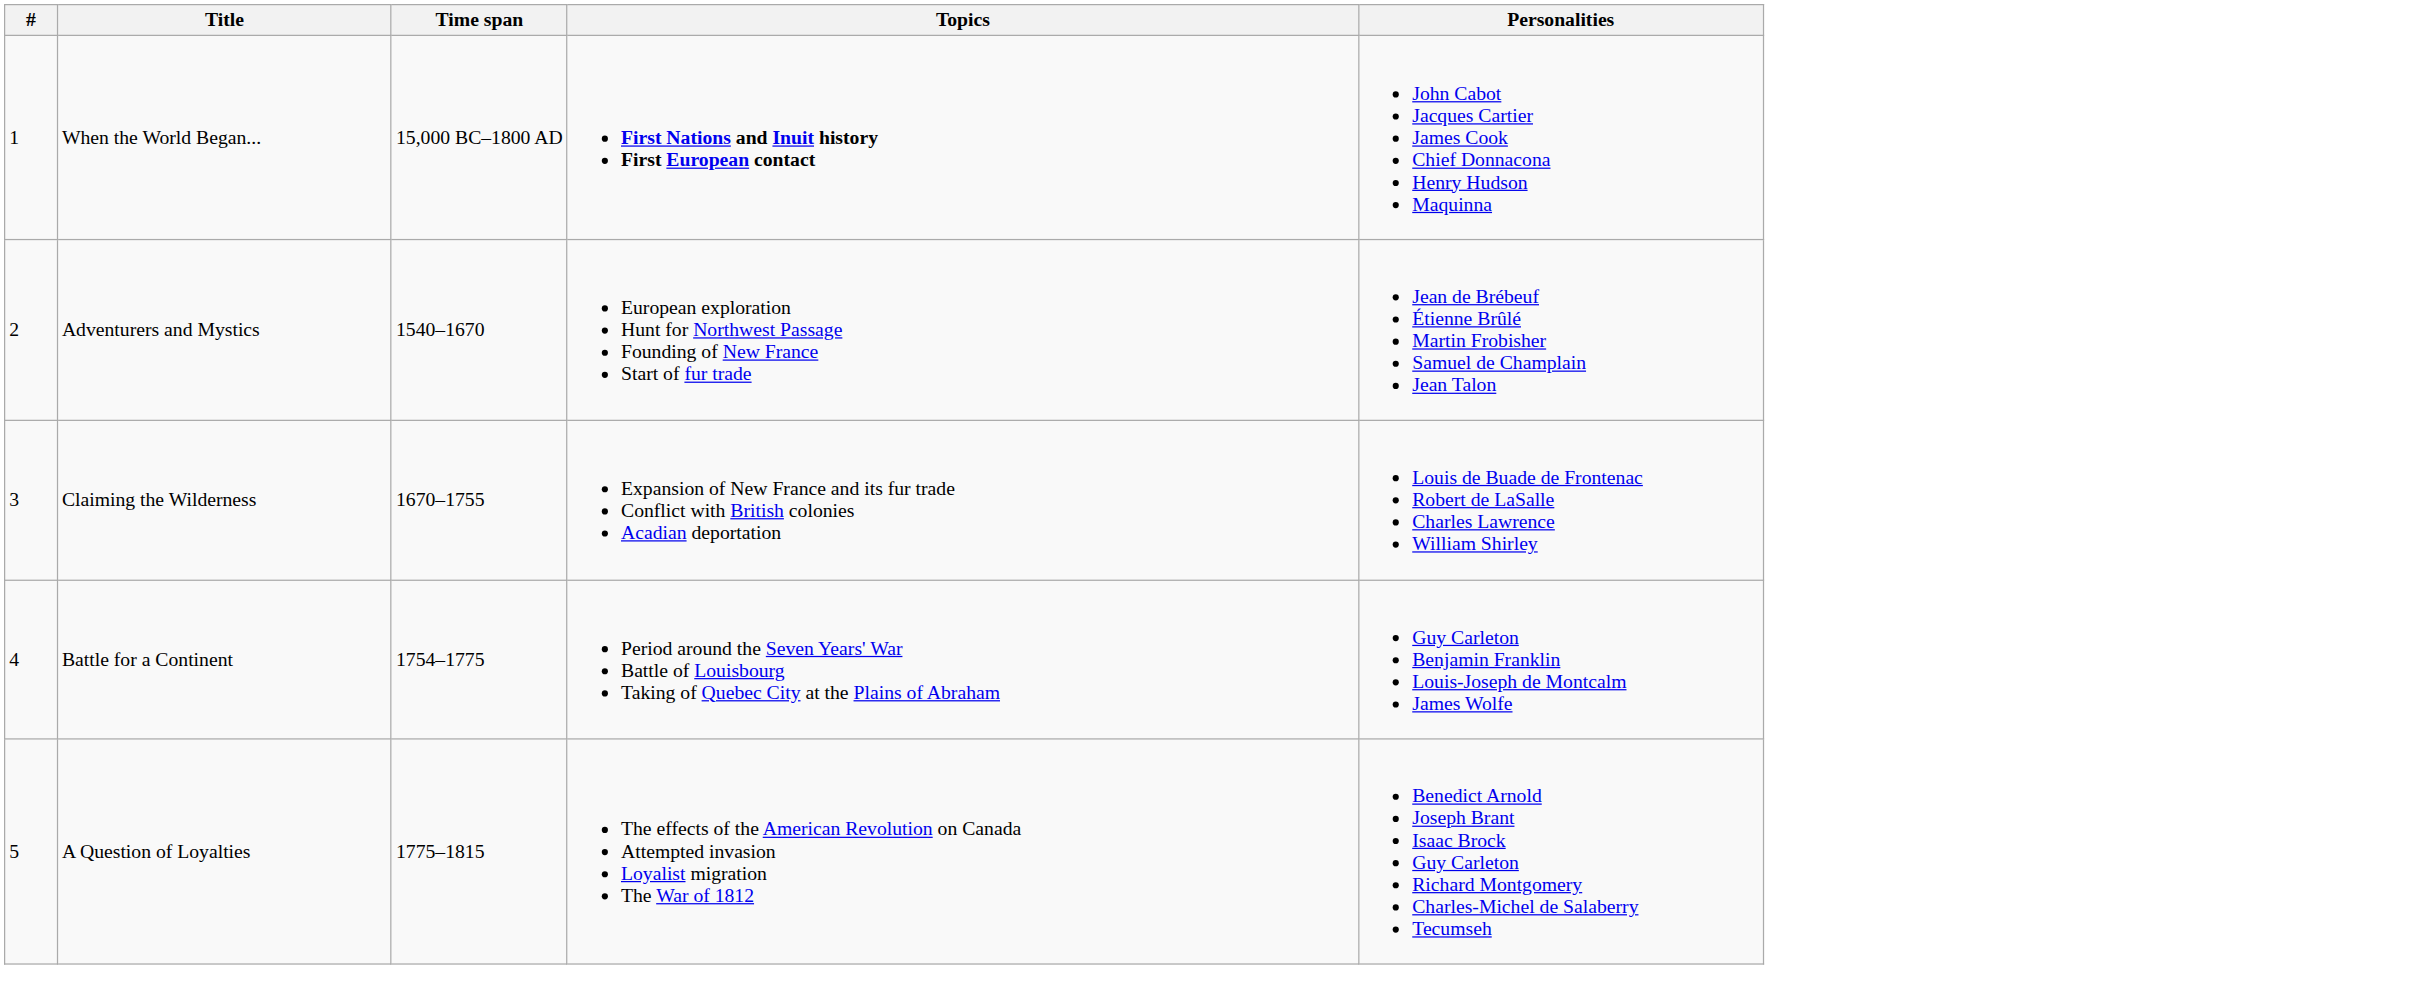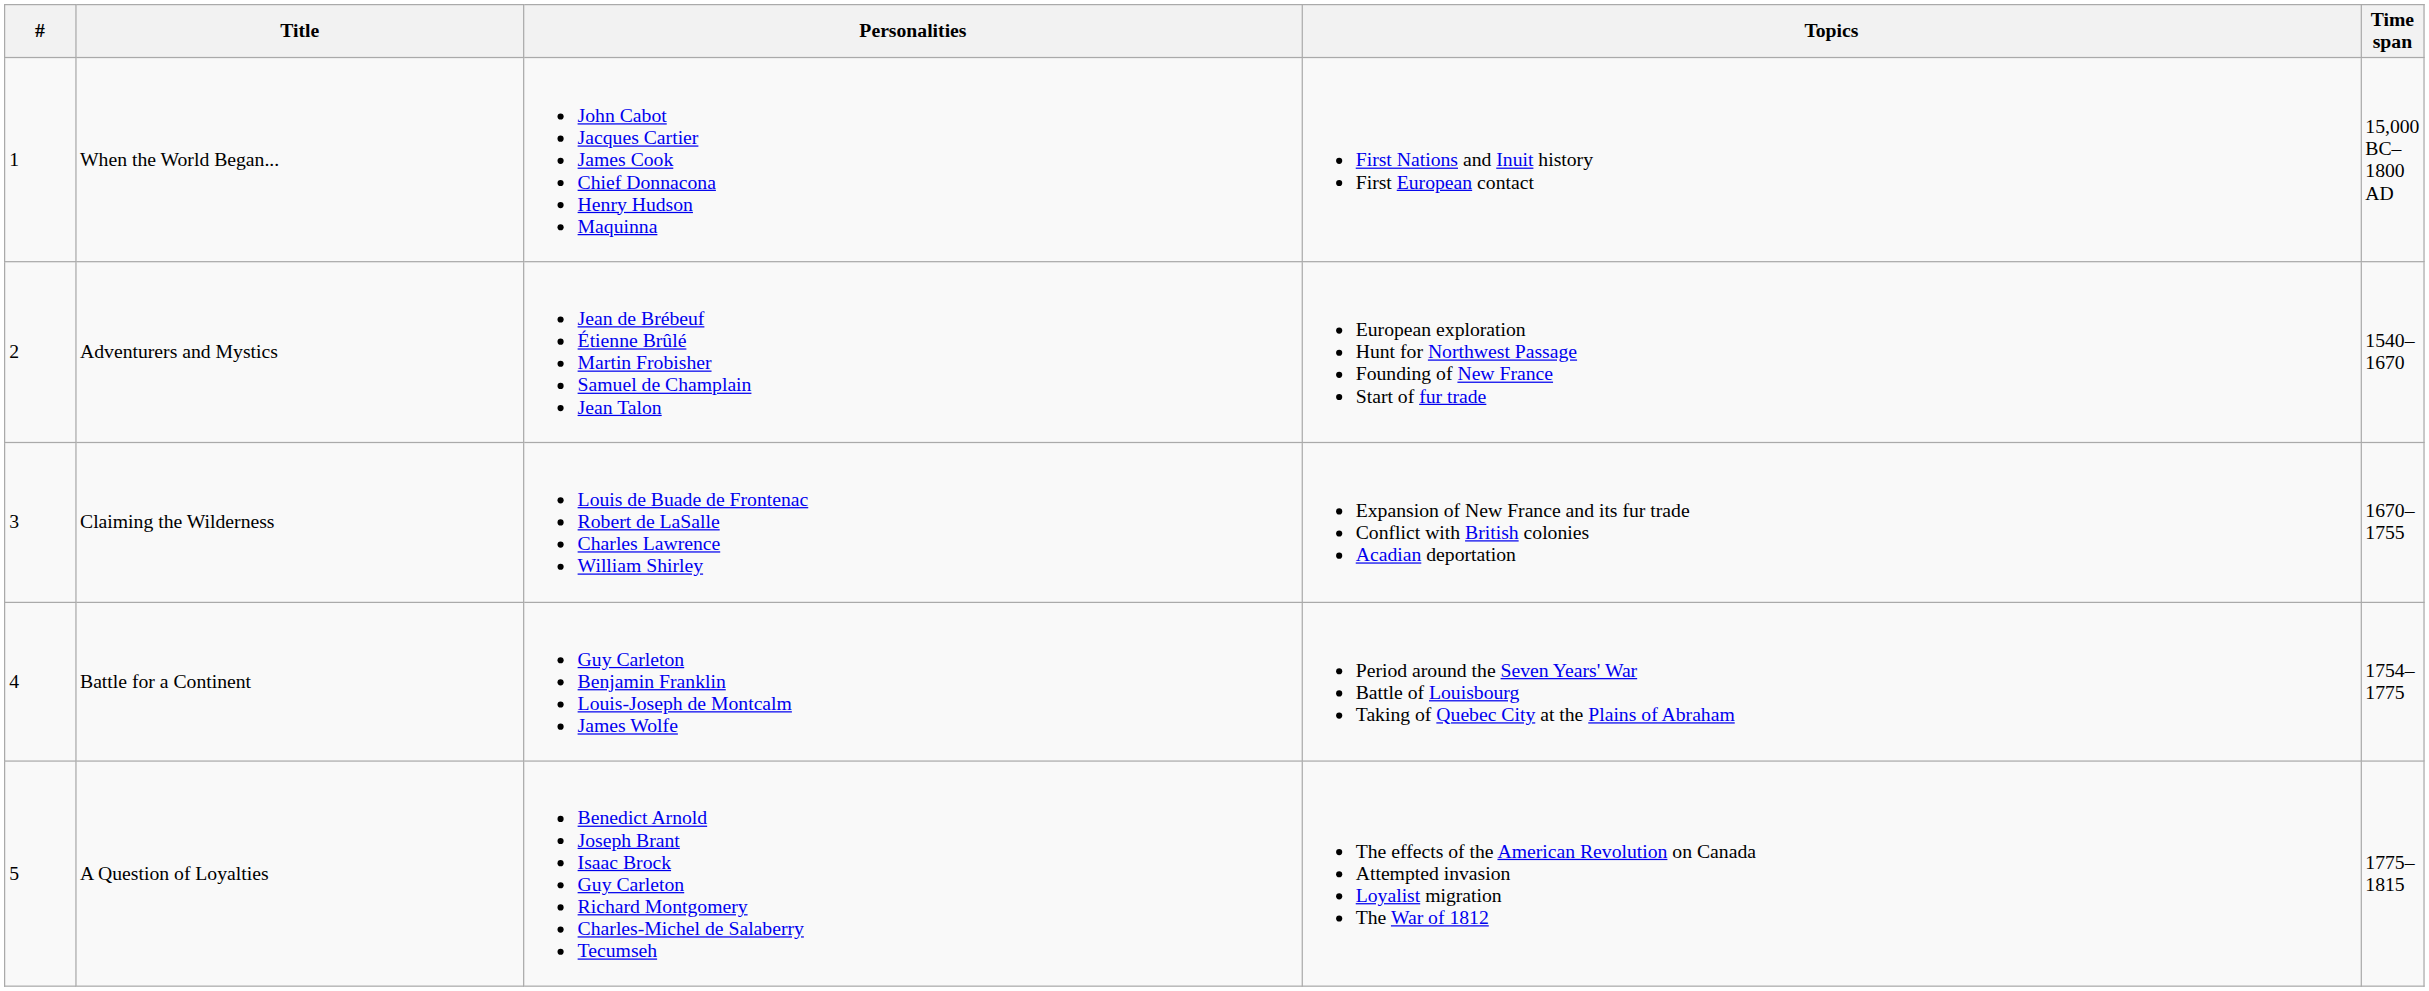columns swapped: (479, 20) <-> (1561, 20)
(963, 149) bold -> (1831, 171) normal
